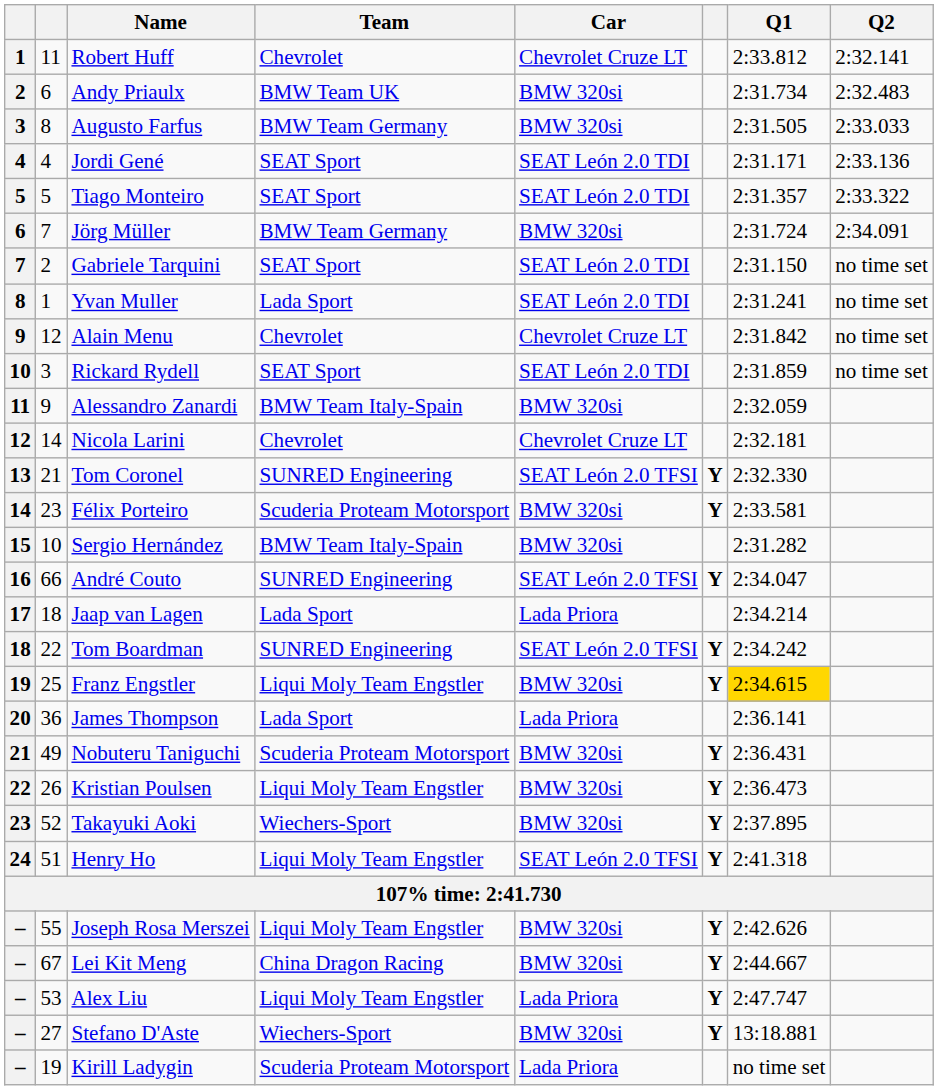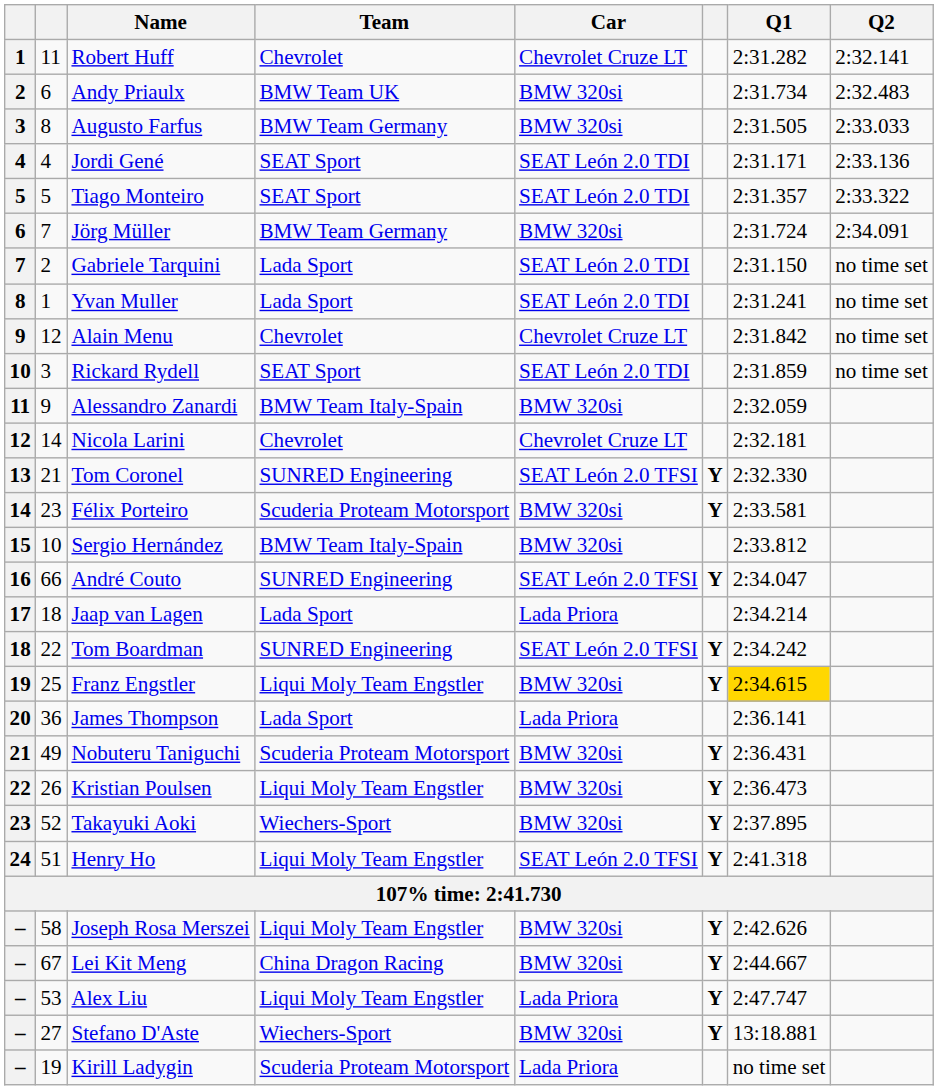(770, 56) 2:33.812 -> (770, 56) 2:31.282
(310, 265) SEAT Sport -> (306, 265) Lada Sport
(770, 544) 2:31.282 -> (770, 544) 2:33.812
(51, 927) 55 -> (51, 927) 58
